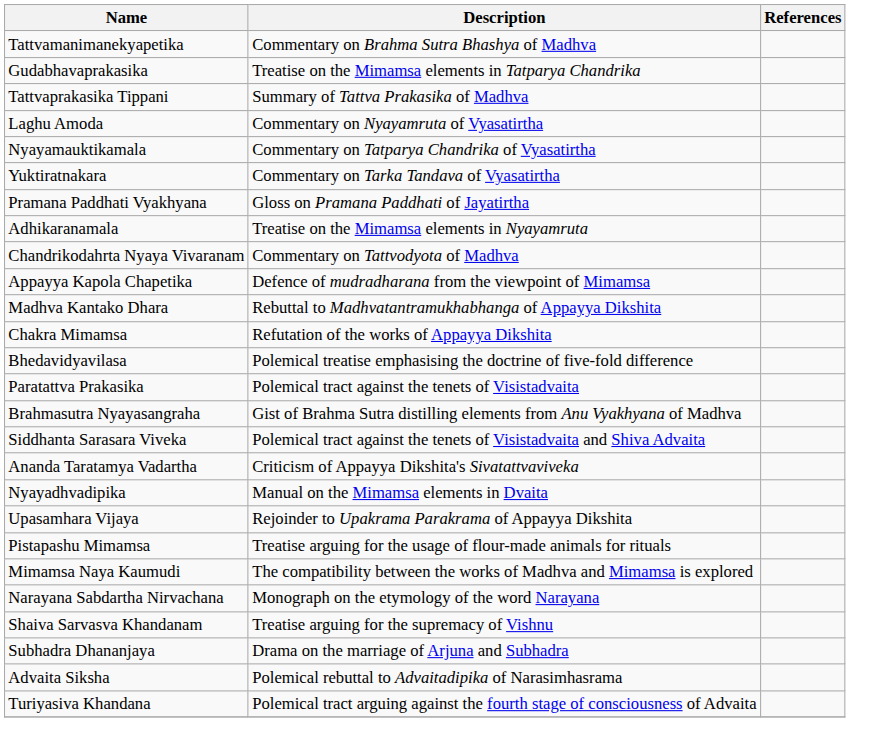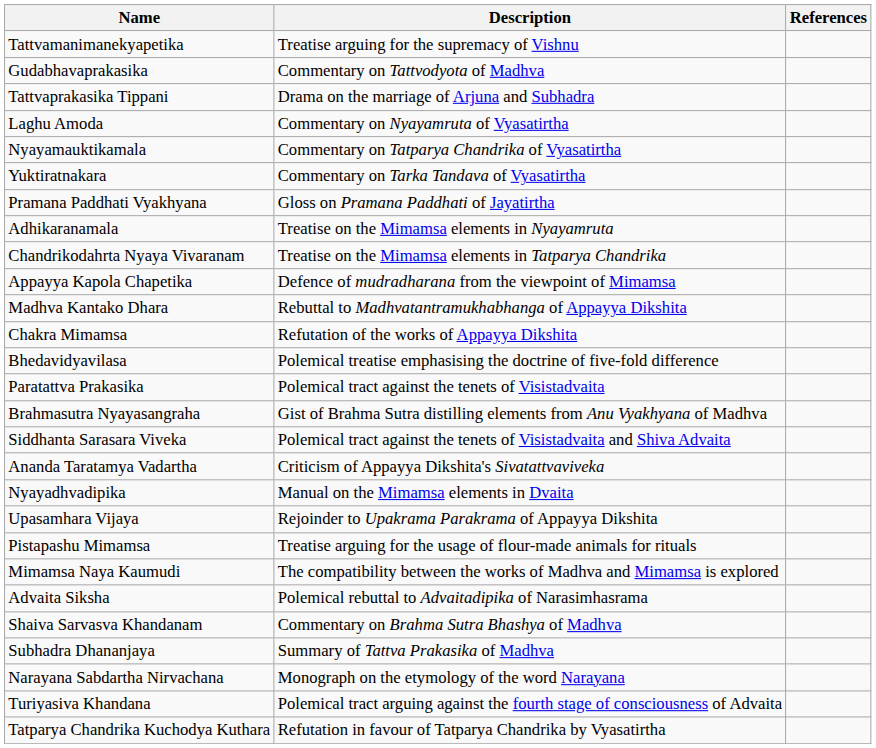(424, 44) Commentary on Brahma Sutra Bhashya of Madhva -> (428, 44) Treatise arguing for the supremacy of Vishnu
(446, 70) Treatise on the Mimamsa elements in Tatparya Chandrika -> (411, 70) Commentary on Tattvodyota of Madhva
(390, 96) Summary of Tattva Prakasika of Madhva -> (436, 96) Drama on the marriage of Arjuna and Subhadra
(385, 255) Commentary on Tattvodyota of Madhva -> (472, 255) Treatise on the Mimamsa elements in Tatparya Chandrika
rows swapped: (59, 677) <-> (116, 598)
(403, 624) Treatise arguing for the supremacy of Vishnu -> (450, 624) Commentary on Brahma Sutra Bhashya of Madhva
(410, 651) Drama on the marriage of Arjuna and Subhadra -> (416, 651) Summary of Tattva Prakasika of Madhva
+ row: (139, 730)
